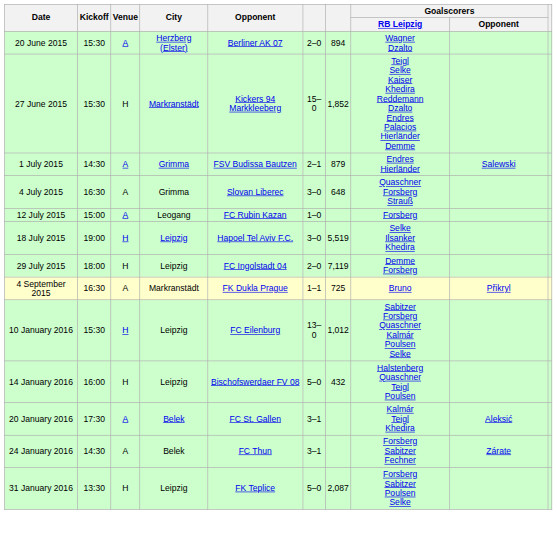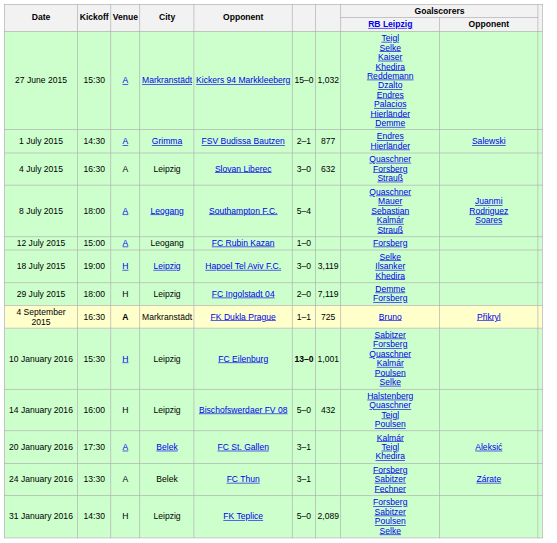- row: (41, 42)
(125, 103) H -> (125, 80) A
(338, 103) 1,852 -> (328, 80) 1,032
(338, 164) 879 -> (328, 141) 877
(174, 192) Grimma -> (167, 169) Leipzig
(338, 192) 648 -> (328, 169) 632
+ row: (41, 210)
(338, 238) 5,519 -> (328, 266) 3,119
(125, 288) normal -> (125, 316) bold
(314, 330) normal -> (304, 358) bold
(338, 330) 1,012 -> (328, 358) 1,001
(94, 451) 14:30 -> (94, 479) 13:30
(94, 488) 13:30 -> (94, 516) 14:30
(338, 488) 2,087 -> (328, 516) 2,089
